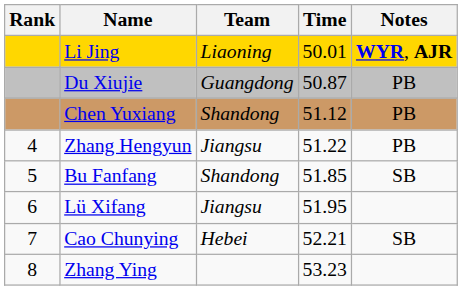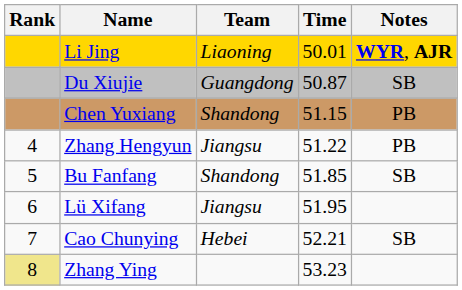(404, 82) PB -> (404, 82) SB
(325, 113) 51.12 -> (325, 113) 51.15
(32, 269) no background -> (32, 269) khaki background
